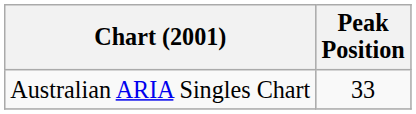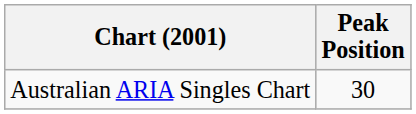(363, 89) 33 -> (363, 89) 30
